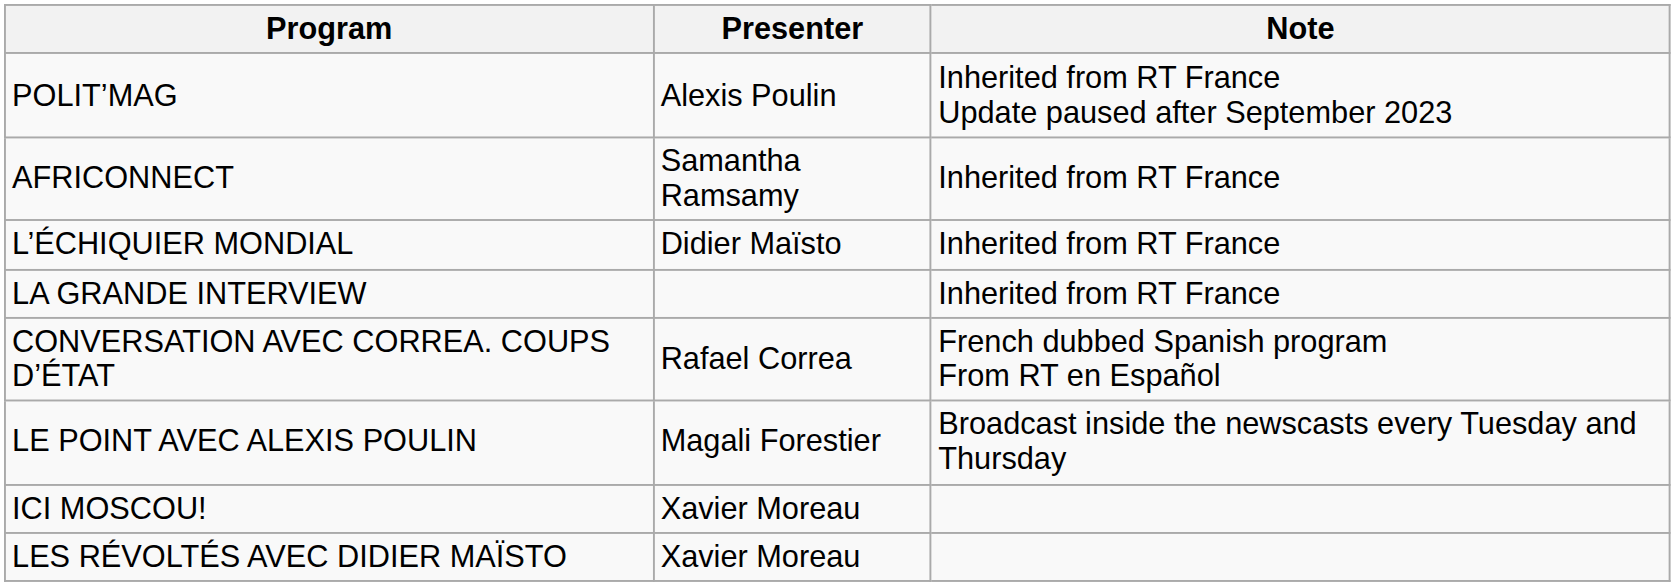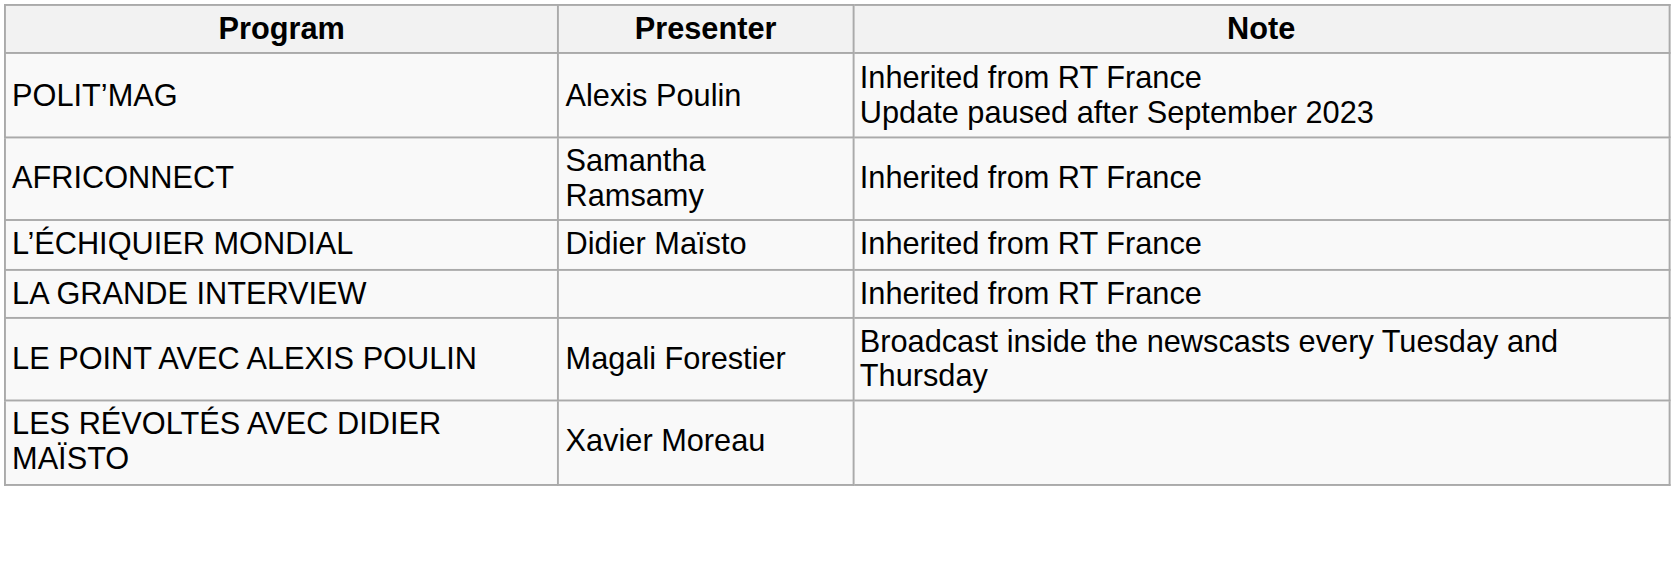- row: (311, 358)
- row: (109, 508)
